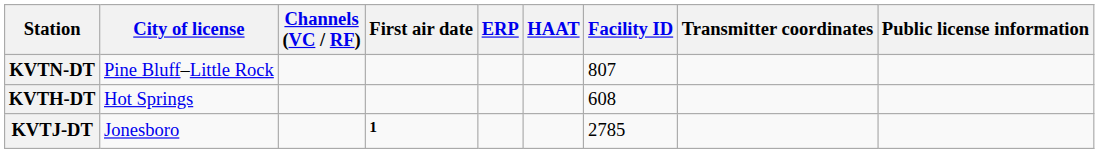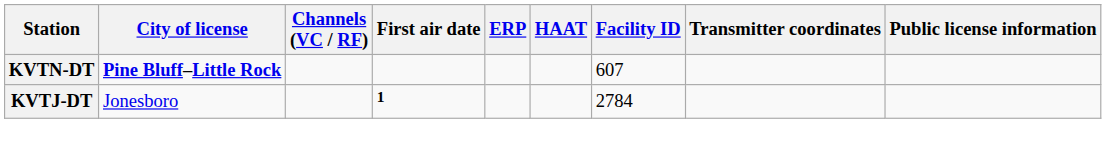(189, 69) normal -> (192, 69) bold
(602, 69) 807 -> (610, 69) 607
- row: (52, 98)
(607, 130) 2785 -> (614, 101) 2784
